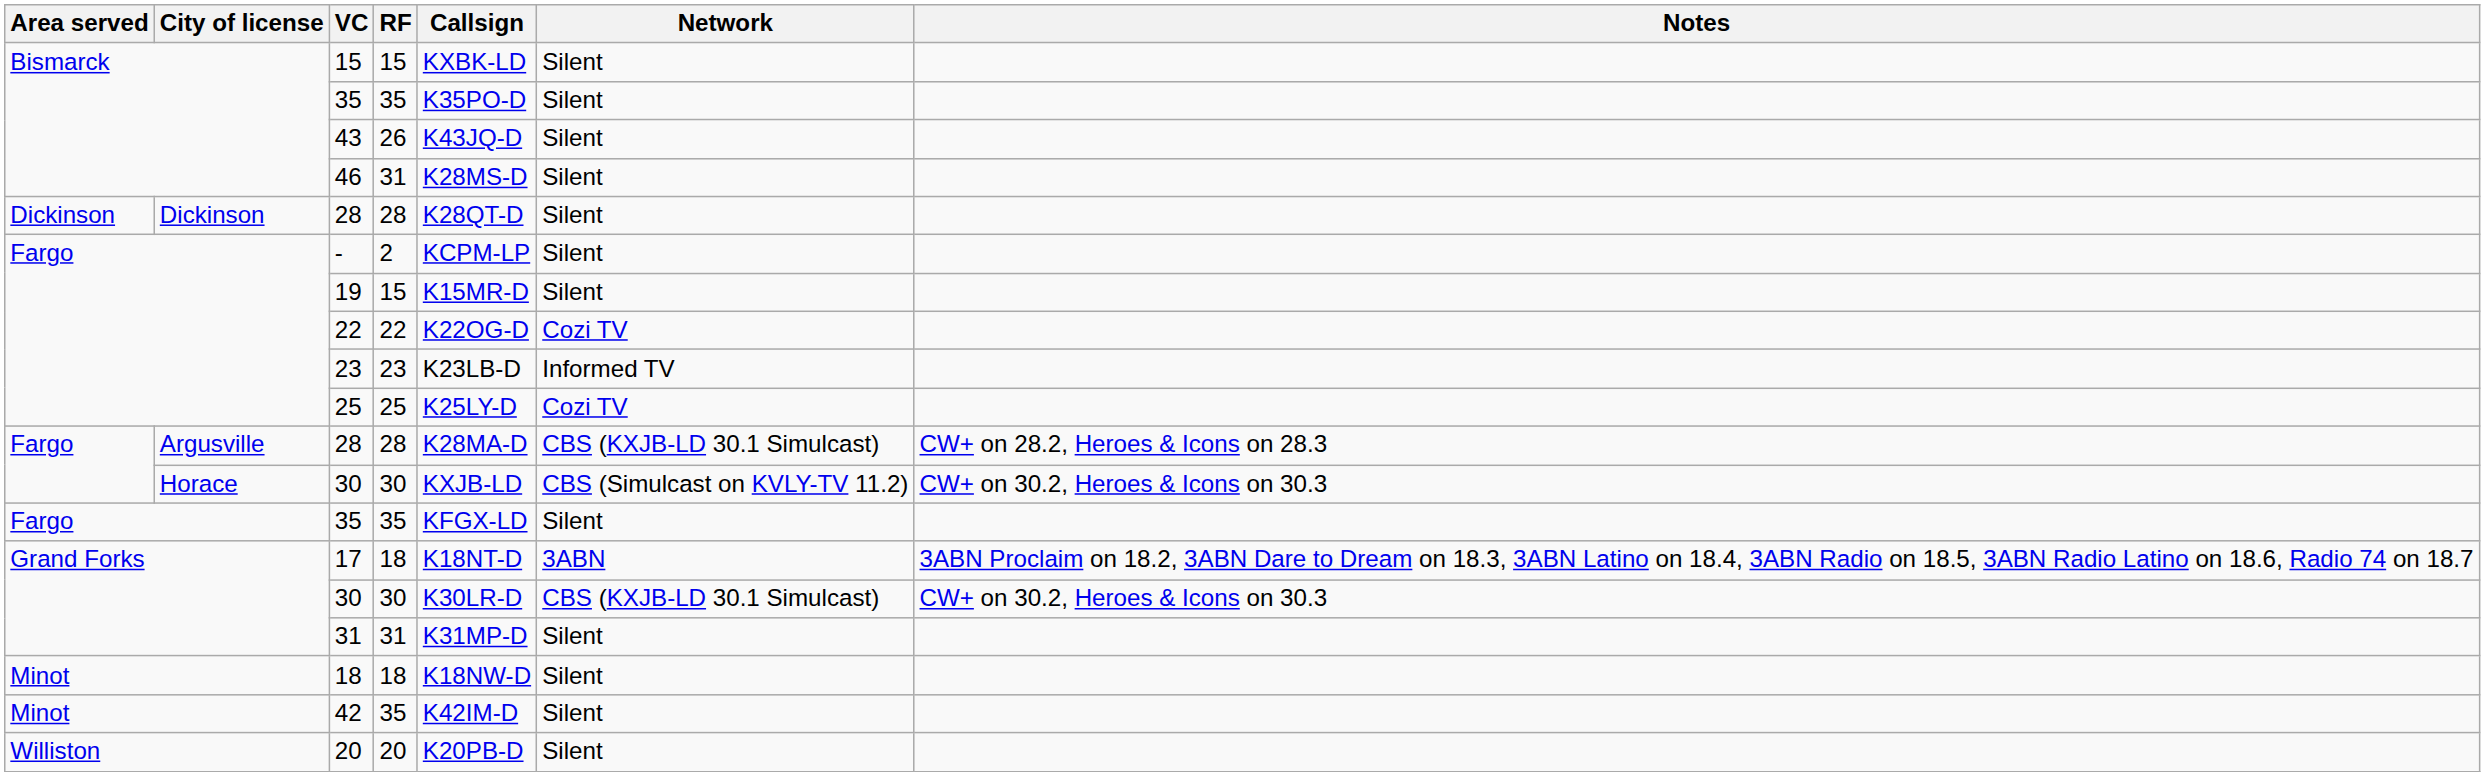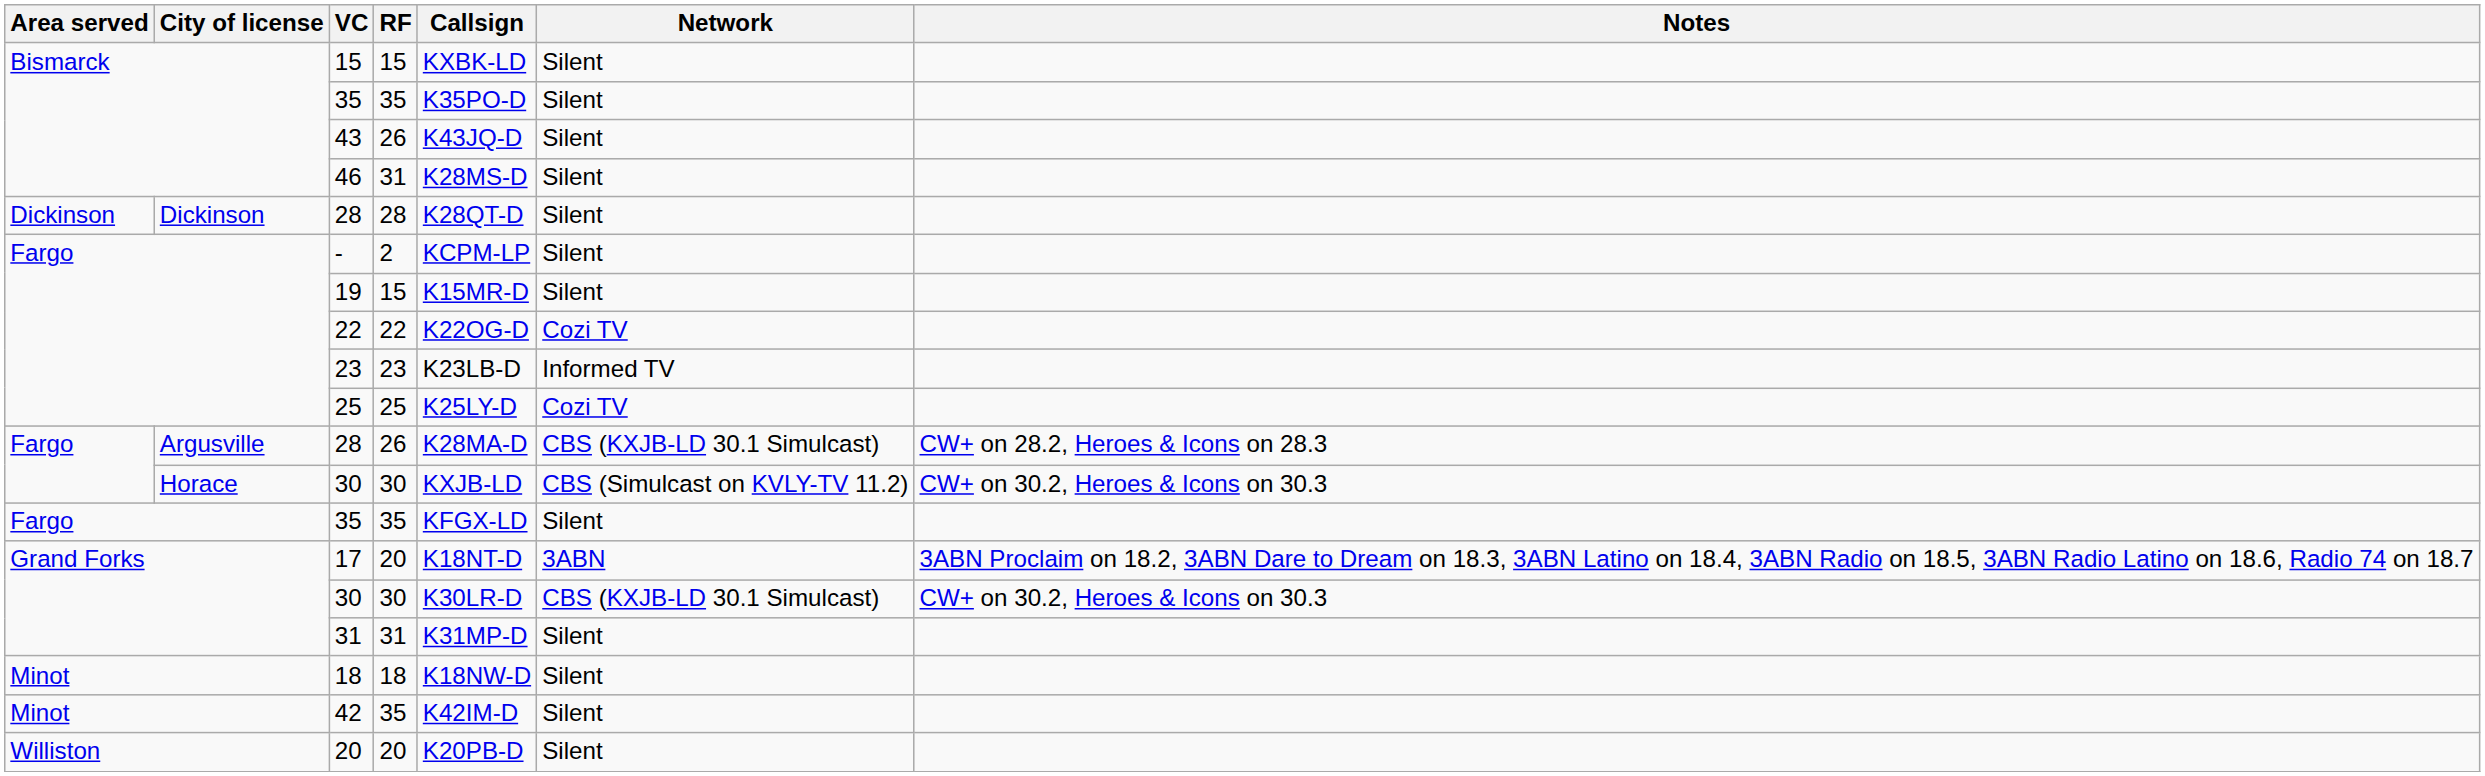(393, 445) 28 -> (393, 445) 26
(393, 560) 18 -> (393, 560) 20
